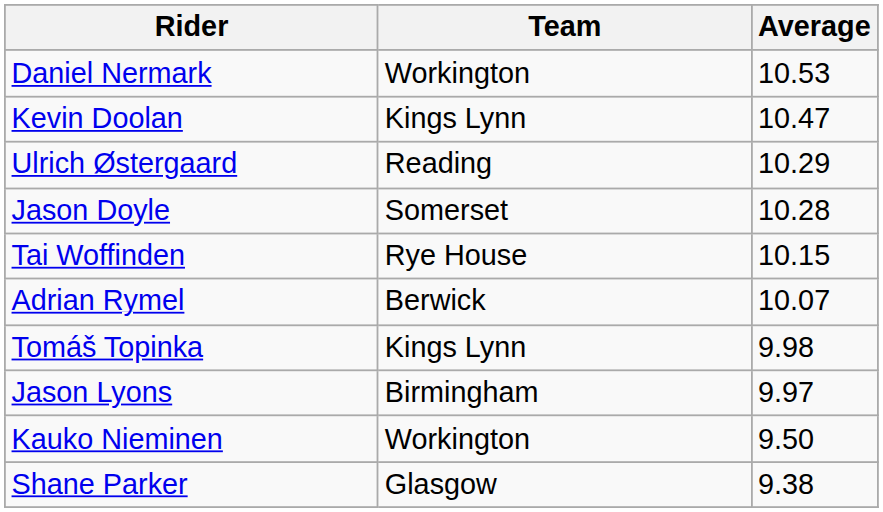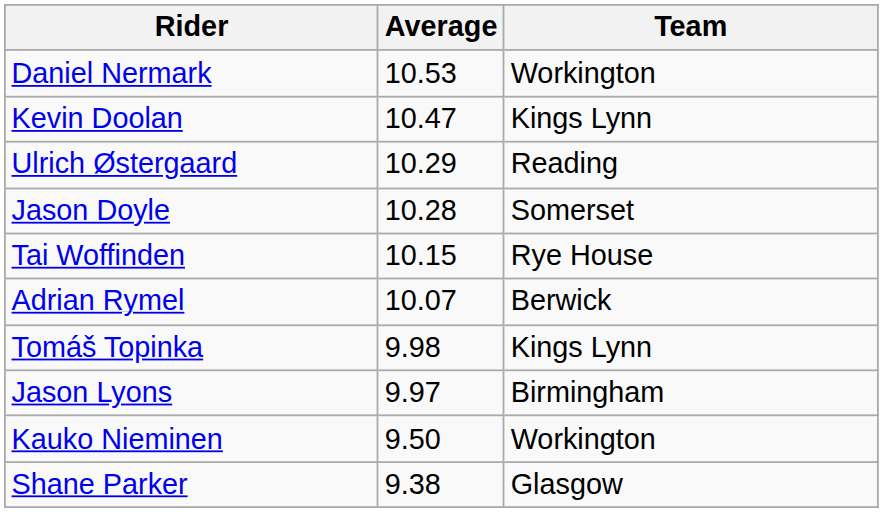columns swapped: (565, 27) <-> (814, 27)
